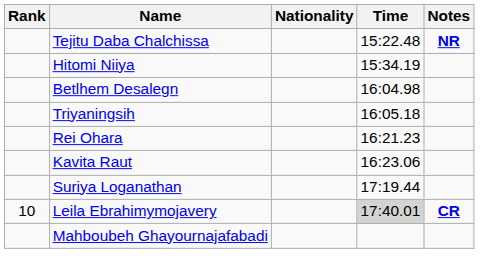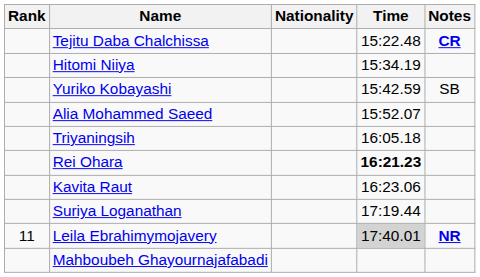(449, 41) NR -> (450, 41) CR
+ row: (112, 89)
+ row: (132, 114)
- row: (115, 89)
(390, 138) normal -> (391, 162) bold
(27, 211) 10 -> (27, 235) 11
(449, 211) CR -> (450, 235) NR
